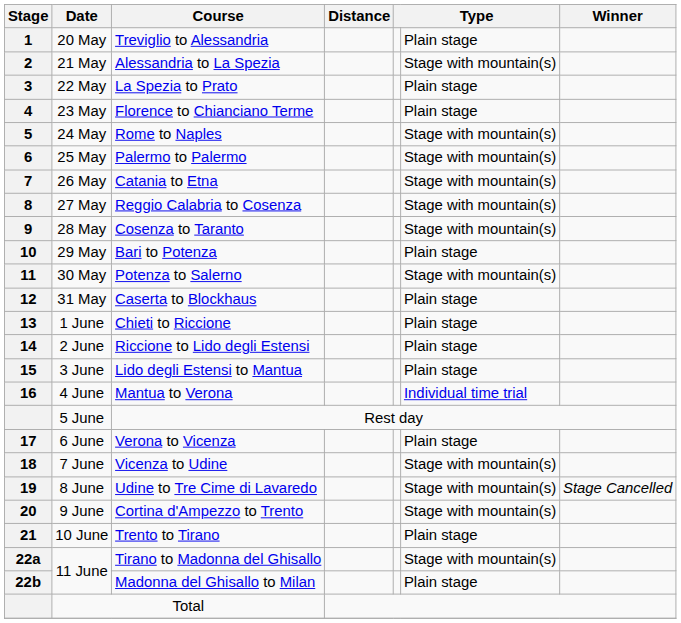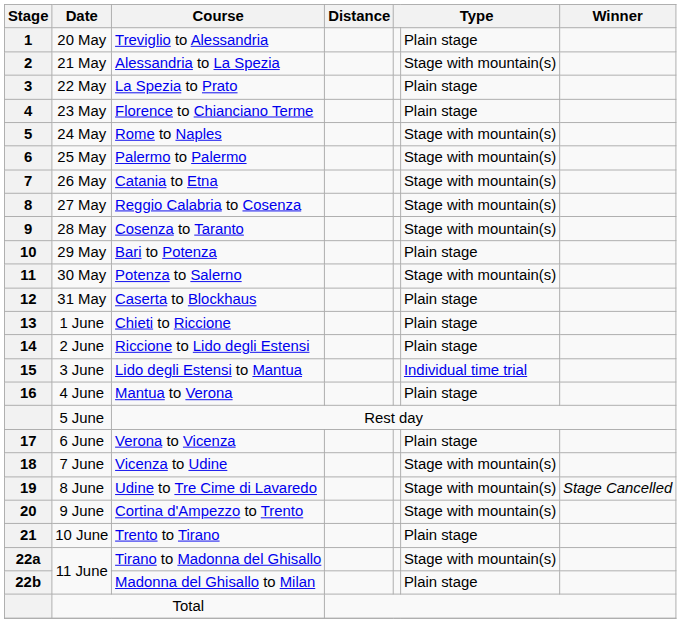(441, 370) Plain stage -> (466, 370) Individual time trial
(466, 393) Individual time trial -> (441, 393) Plain stage
